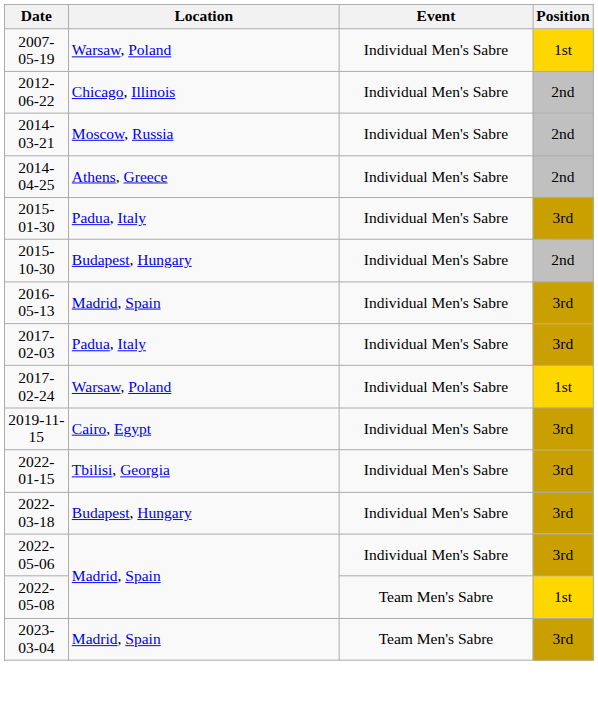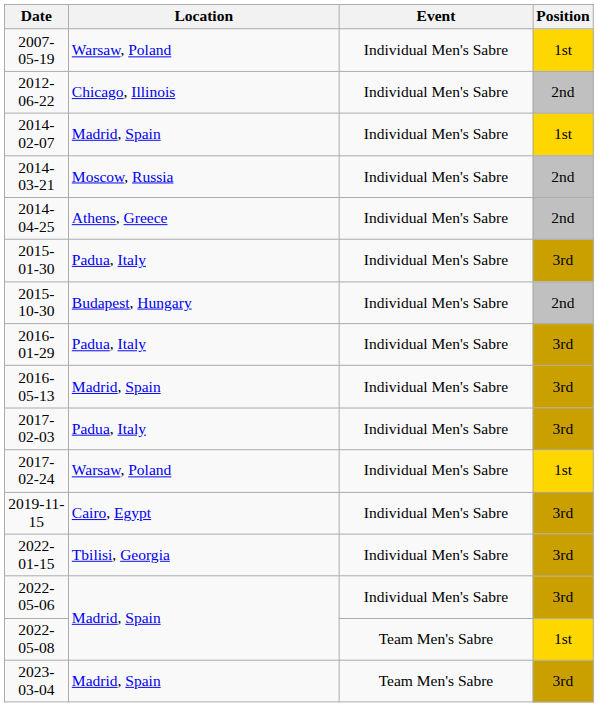+ row: (36, 134)
+ row: (36, 344)
- row: (36, 512)
